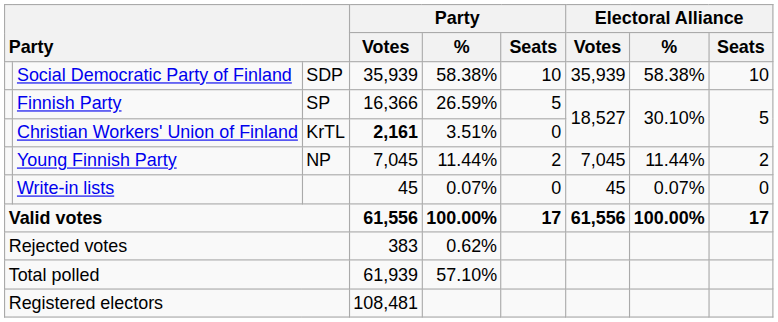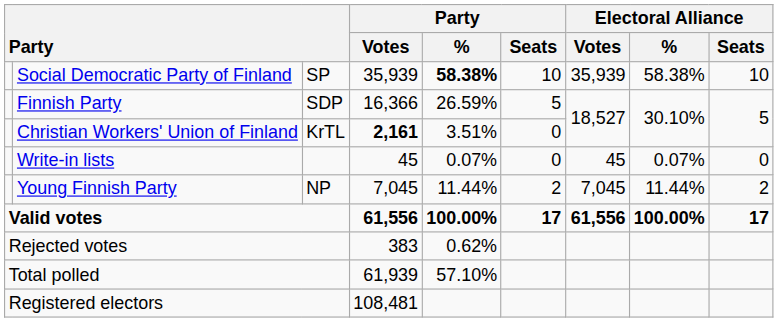(325, 75) SDP -> (318, 75) SP
(467, 75) normal -> (467, 75) bold
(318, 103) SP -> (325, 103) SDP
rows swapped: (97, 160) <-> (66, 189)
